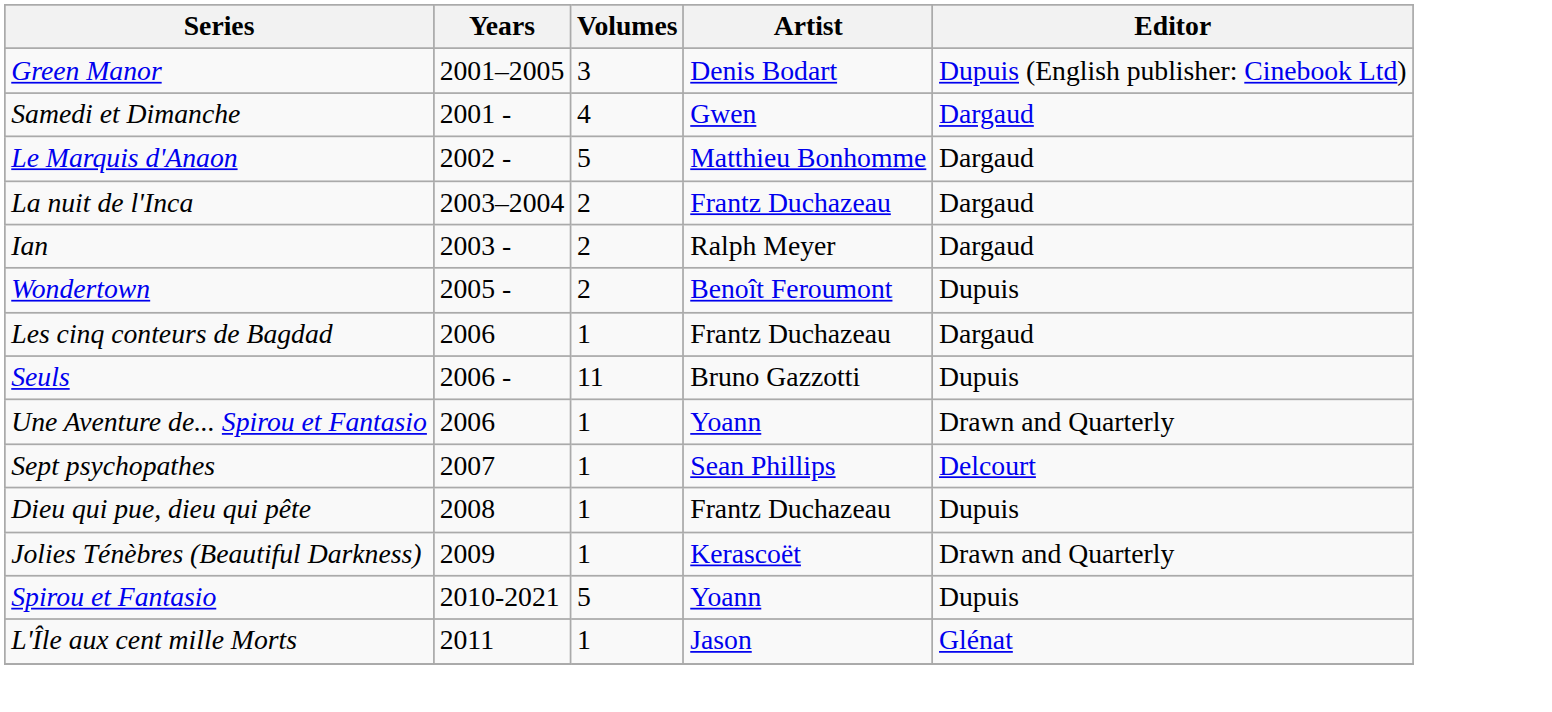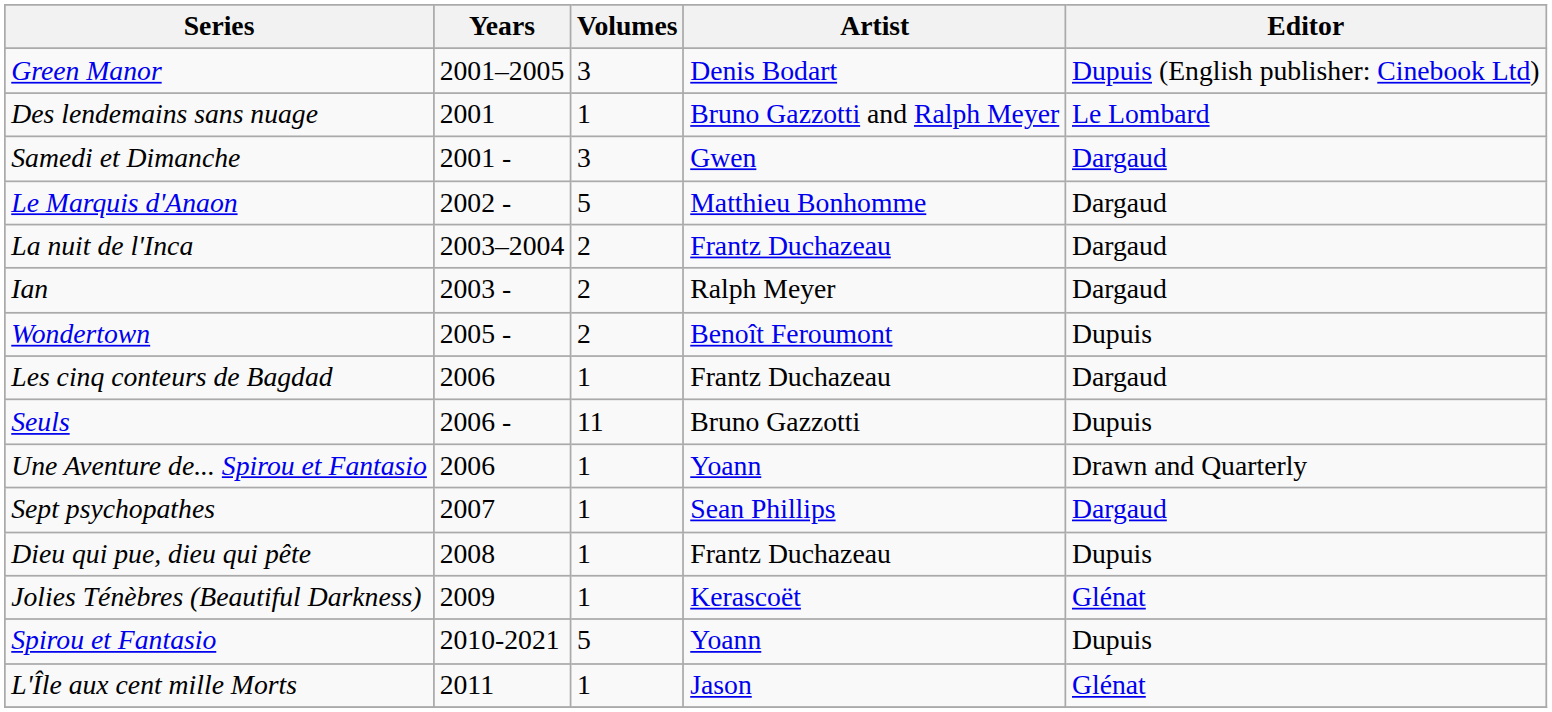+ row: (165, 114)
(584, 114) 4 -> (584, 158) 3
(987, 465) Delcourt -> (1119, 509) Dargaud
(1057, 553) Drawn and Quarterly -> (1109, 597) Glénat
